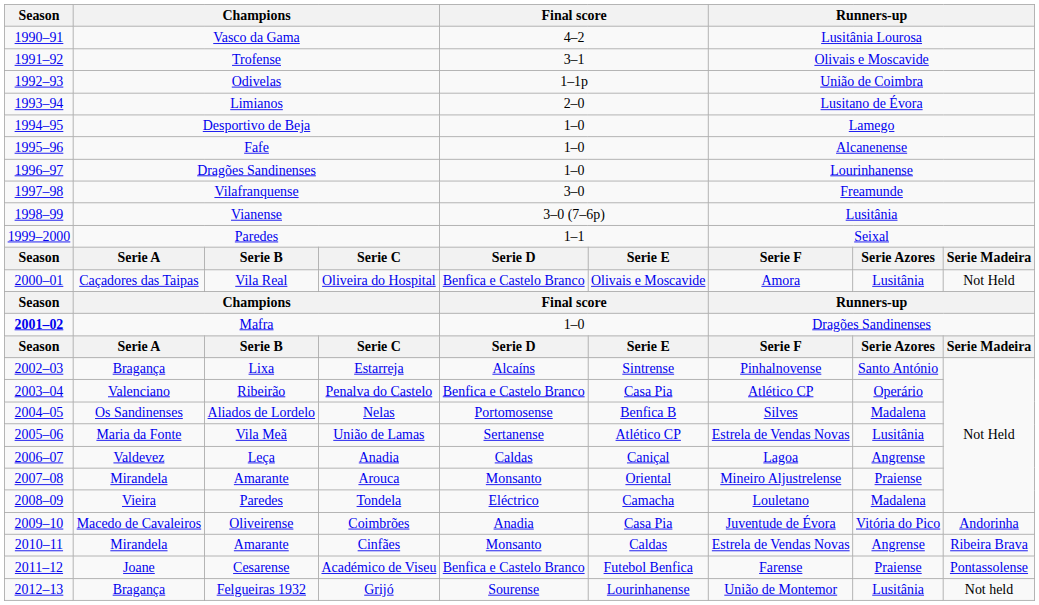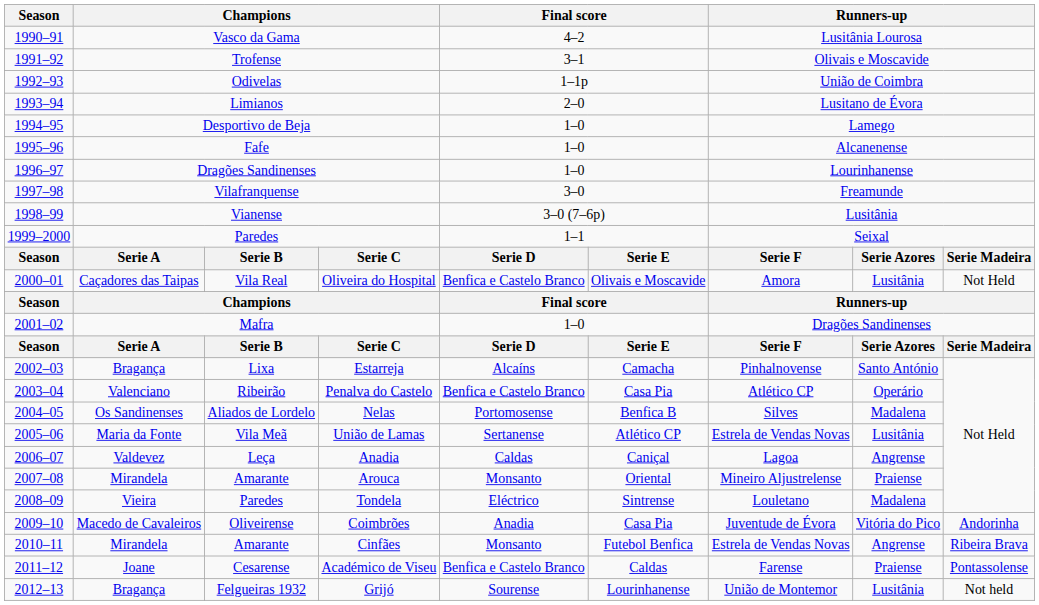(39, 324) bold -> (39, 324) normal
(648, 368) Sintrense -> (648, 368) Camacha
(648, 501) Camacha -> (648, 501) Sintrense
(648, 545) Caldas -> (648, 545) Futebol Benfica
(648, 567) Futebol Benfica -> (648, 567) Caldas
